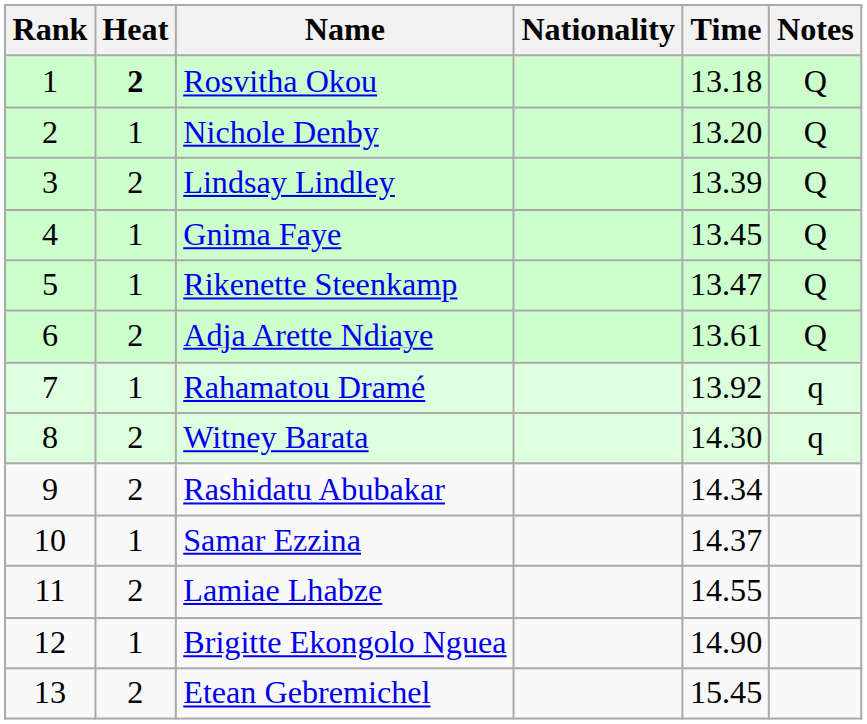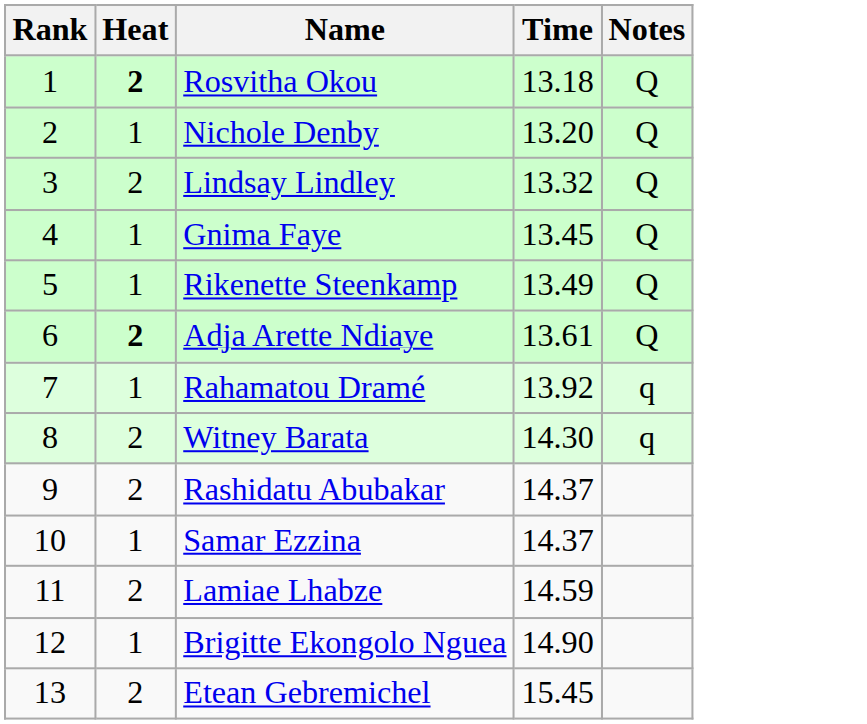- column: (598, 30)
(726, 183) 13.39 -> (558, 183) 13.32
(726, 285) 13.47 -> (558, 285) 13.49
(135, 336) normal -> (135, 336) bold
(726, 489) 14.34 -> (558, 489) 14.37
(726, 591) 14.55 -> (558, 591) 14.59
